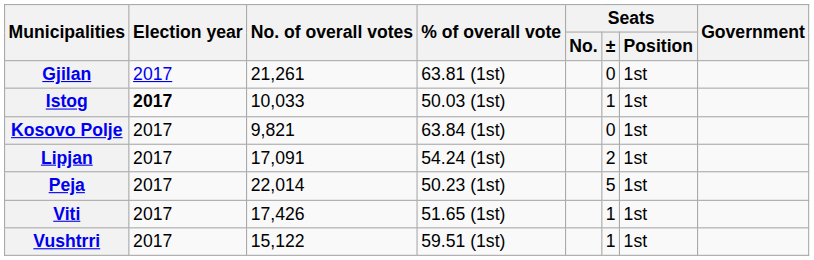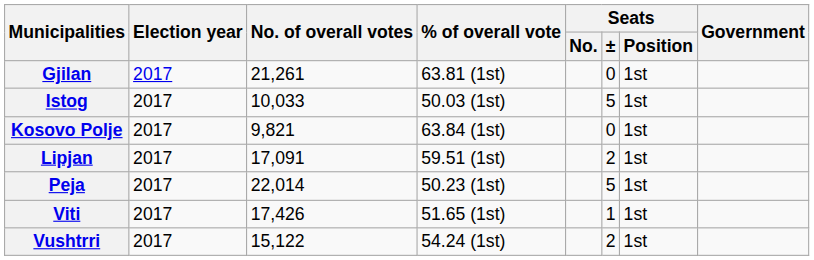(153, 102) bold -> (153, 102) normal
(611, 102) 1 -> (611, 102) 5
(463, 158) 54.24 (1st) -> (463, 158) 59.51 (1st)
(463, 241) 59.51 (1st) -> (463, 241) 54.24 (1st)
(611, 241) 1 -> (611, 241) 2
